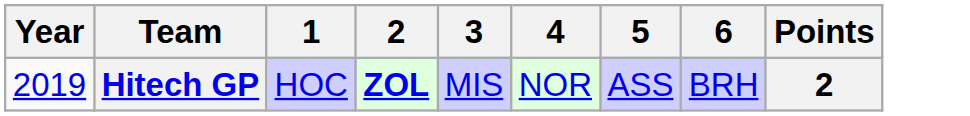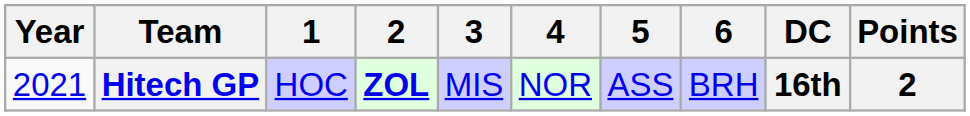+ column: (808, 32)
(50, 84) 2019 -> (50, 84) 2021
